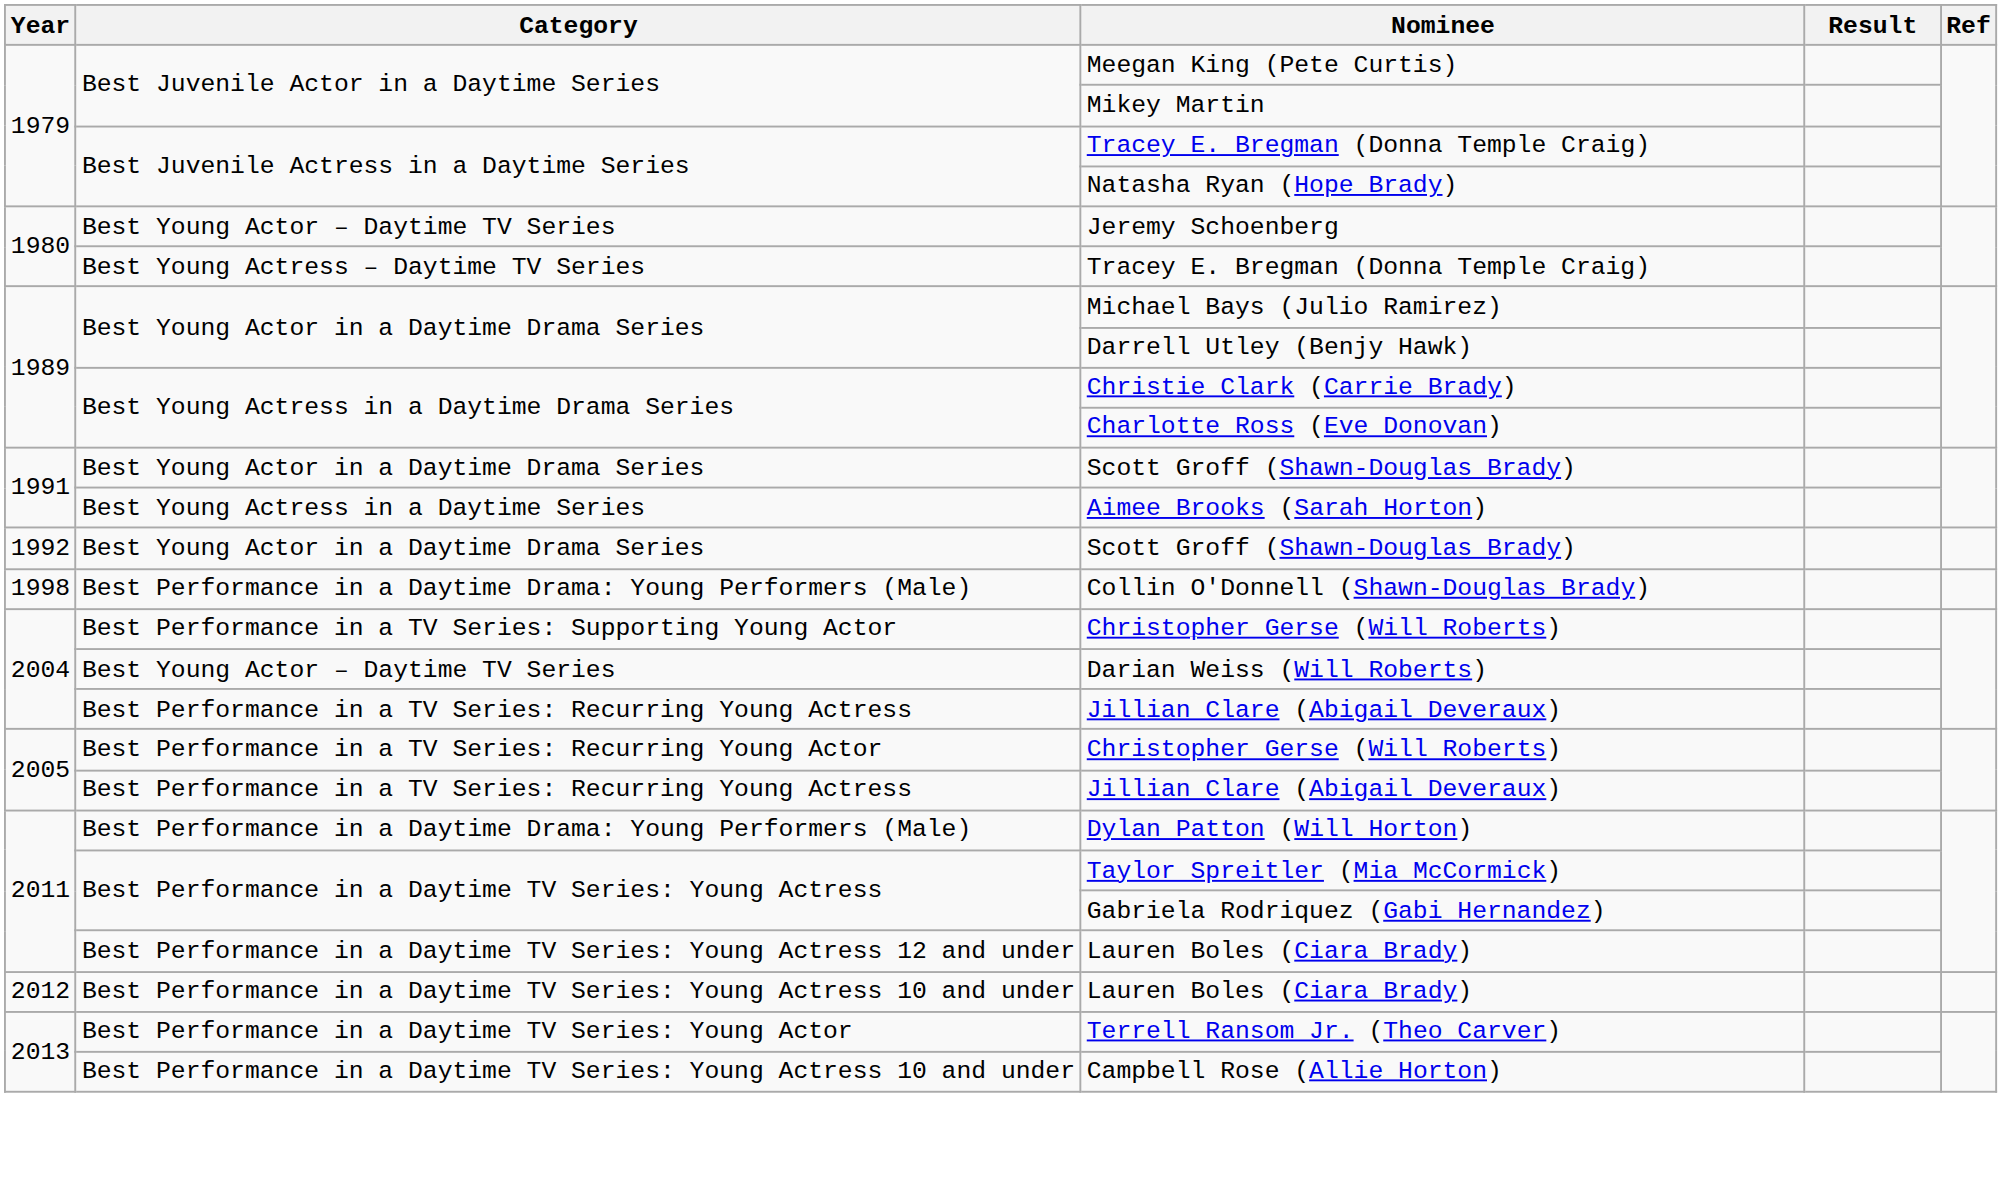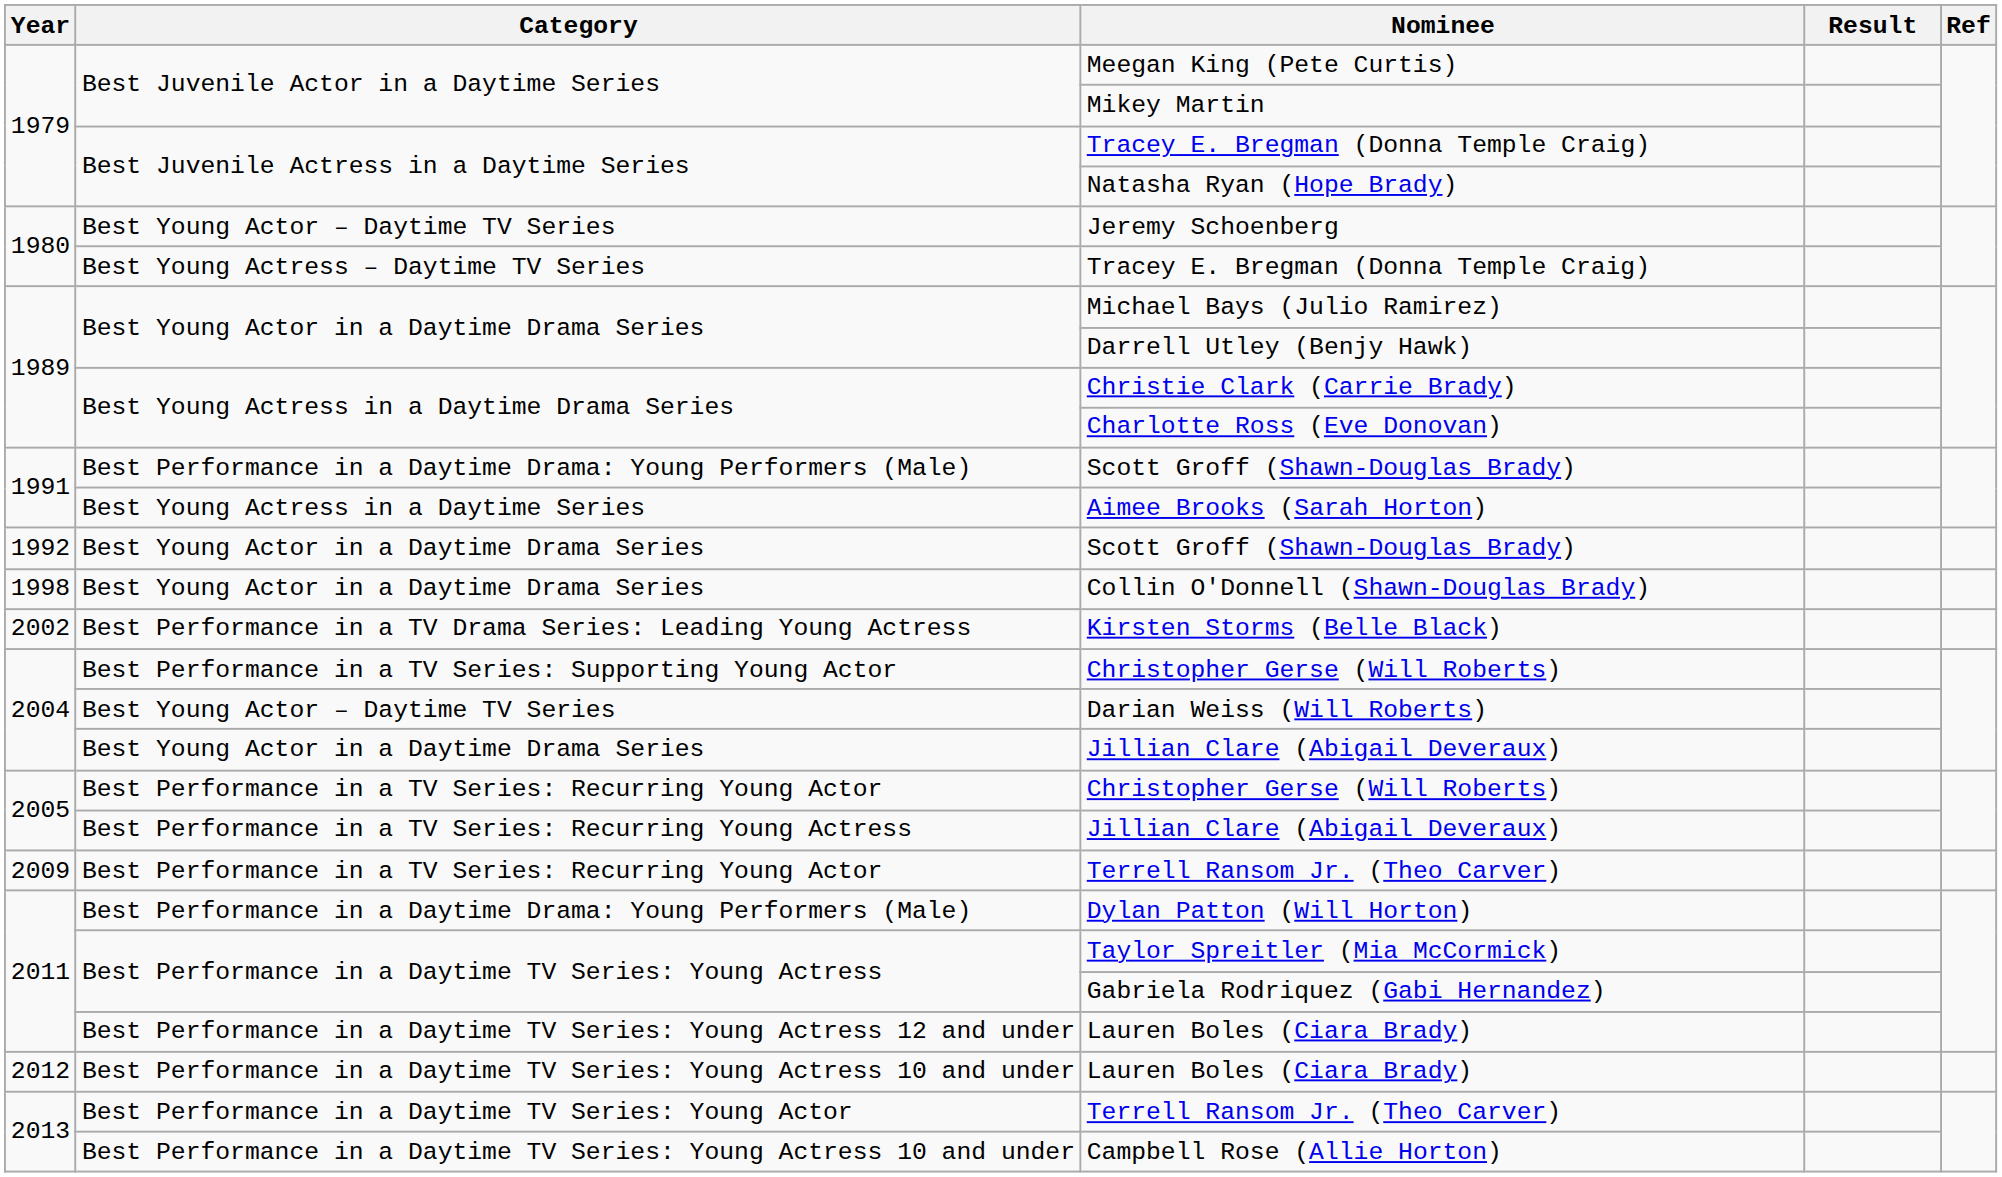(393, 468) Best Young Actor in a Daytime Drama Series -> (527, 468) Best Performance in a Daytime Drama: Young Performers (Male)
(527, 589) Best Performance in a Daytime Drama: Young Performers (Male) -> (393, 589) Best Young Actor in a Daytime Drama Series
+ row: (40, 629)
(497, 709) Best Performance in a TV Series: Recurring Young Actress -> (393, 750) Best Young Actor in a Daytime Drama Series
+ row: (40, 870)
